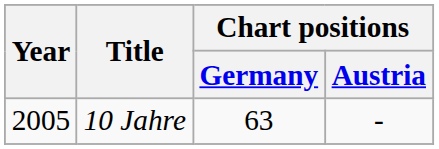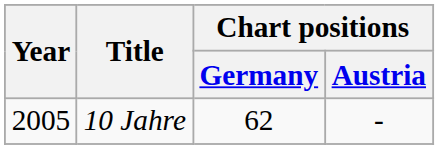(259, 120) 63 -> (259, 120) 62
